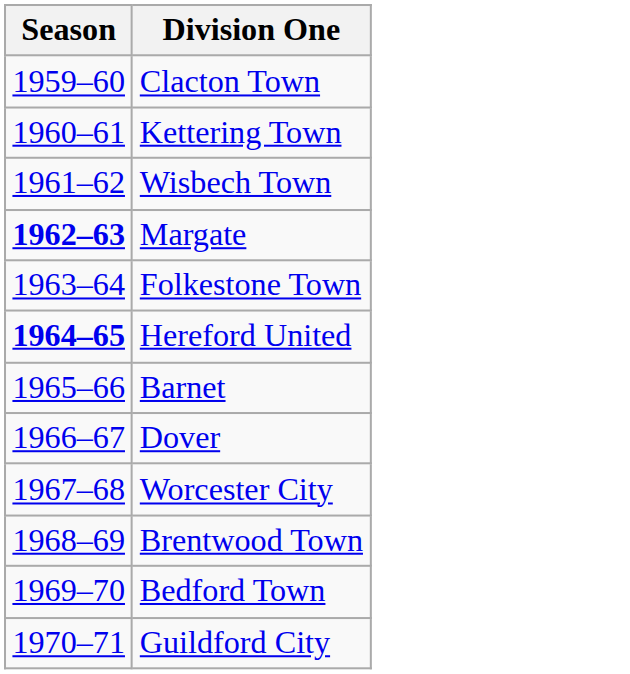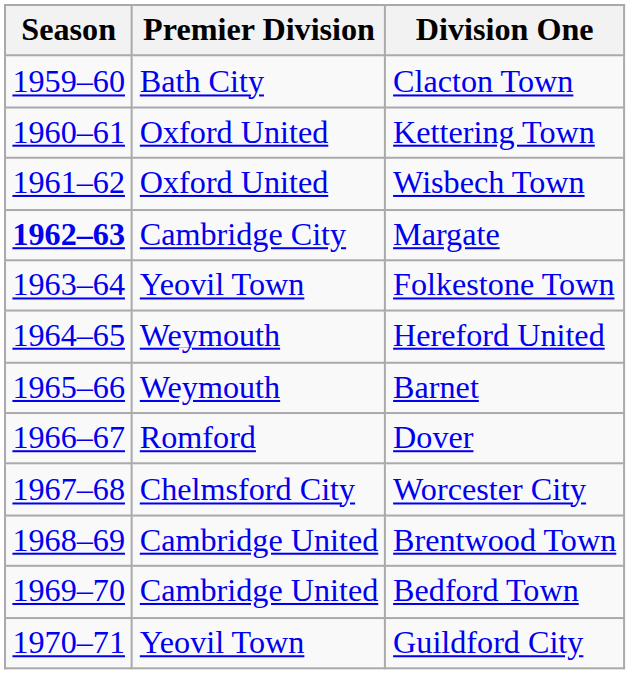+ column: (259, 30)
(69, 336) bold -> (69, 336) normal
